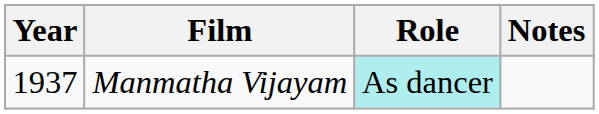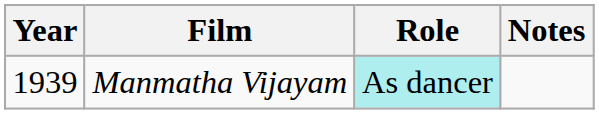(45, 81) 1937 -> (45, 81) 1939
